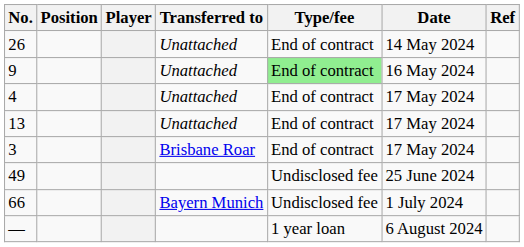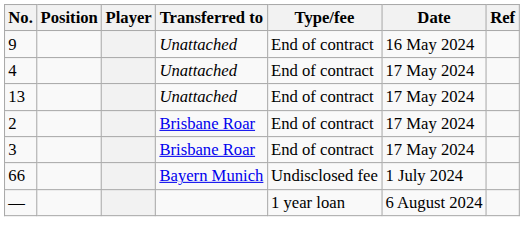- row: (17, 44)
(322, 70) lightgreen background -> (322, 44) no background
+ row: (13, 123)
- row: (17, 176)
